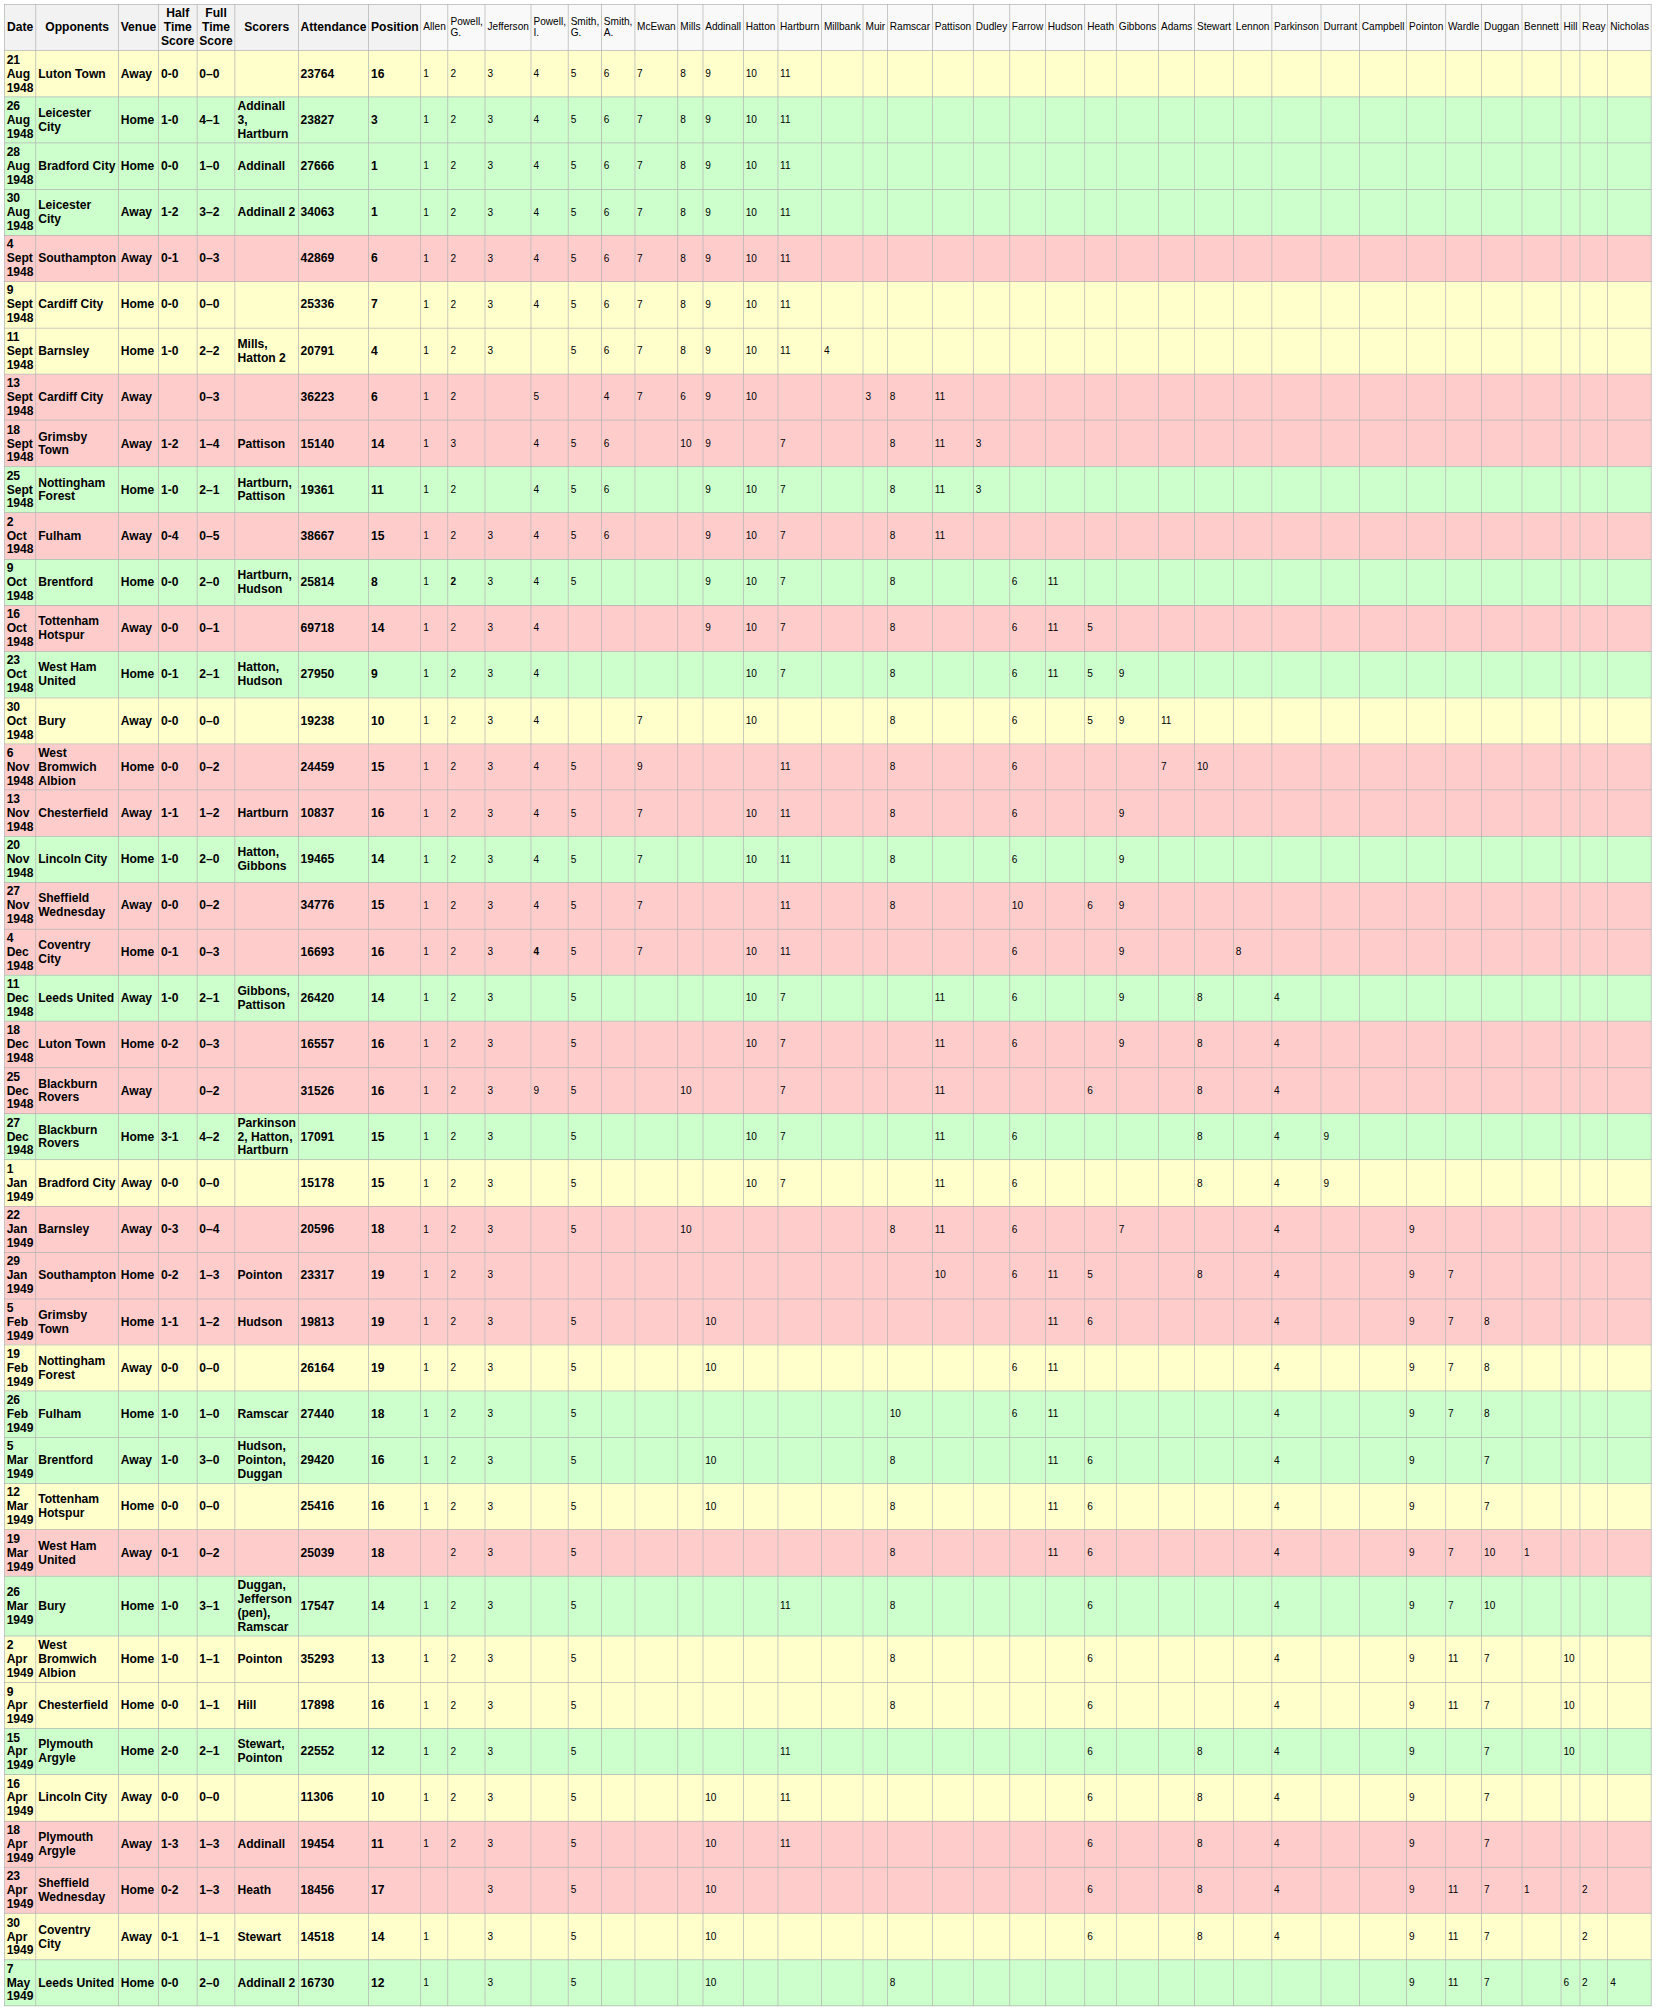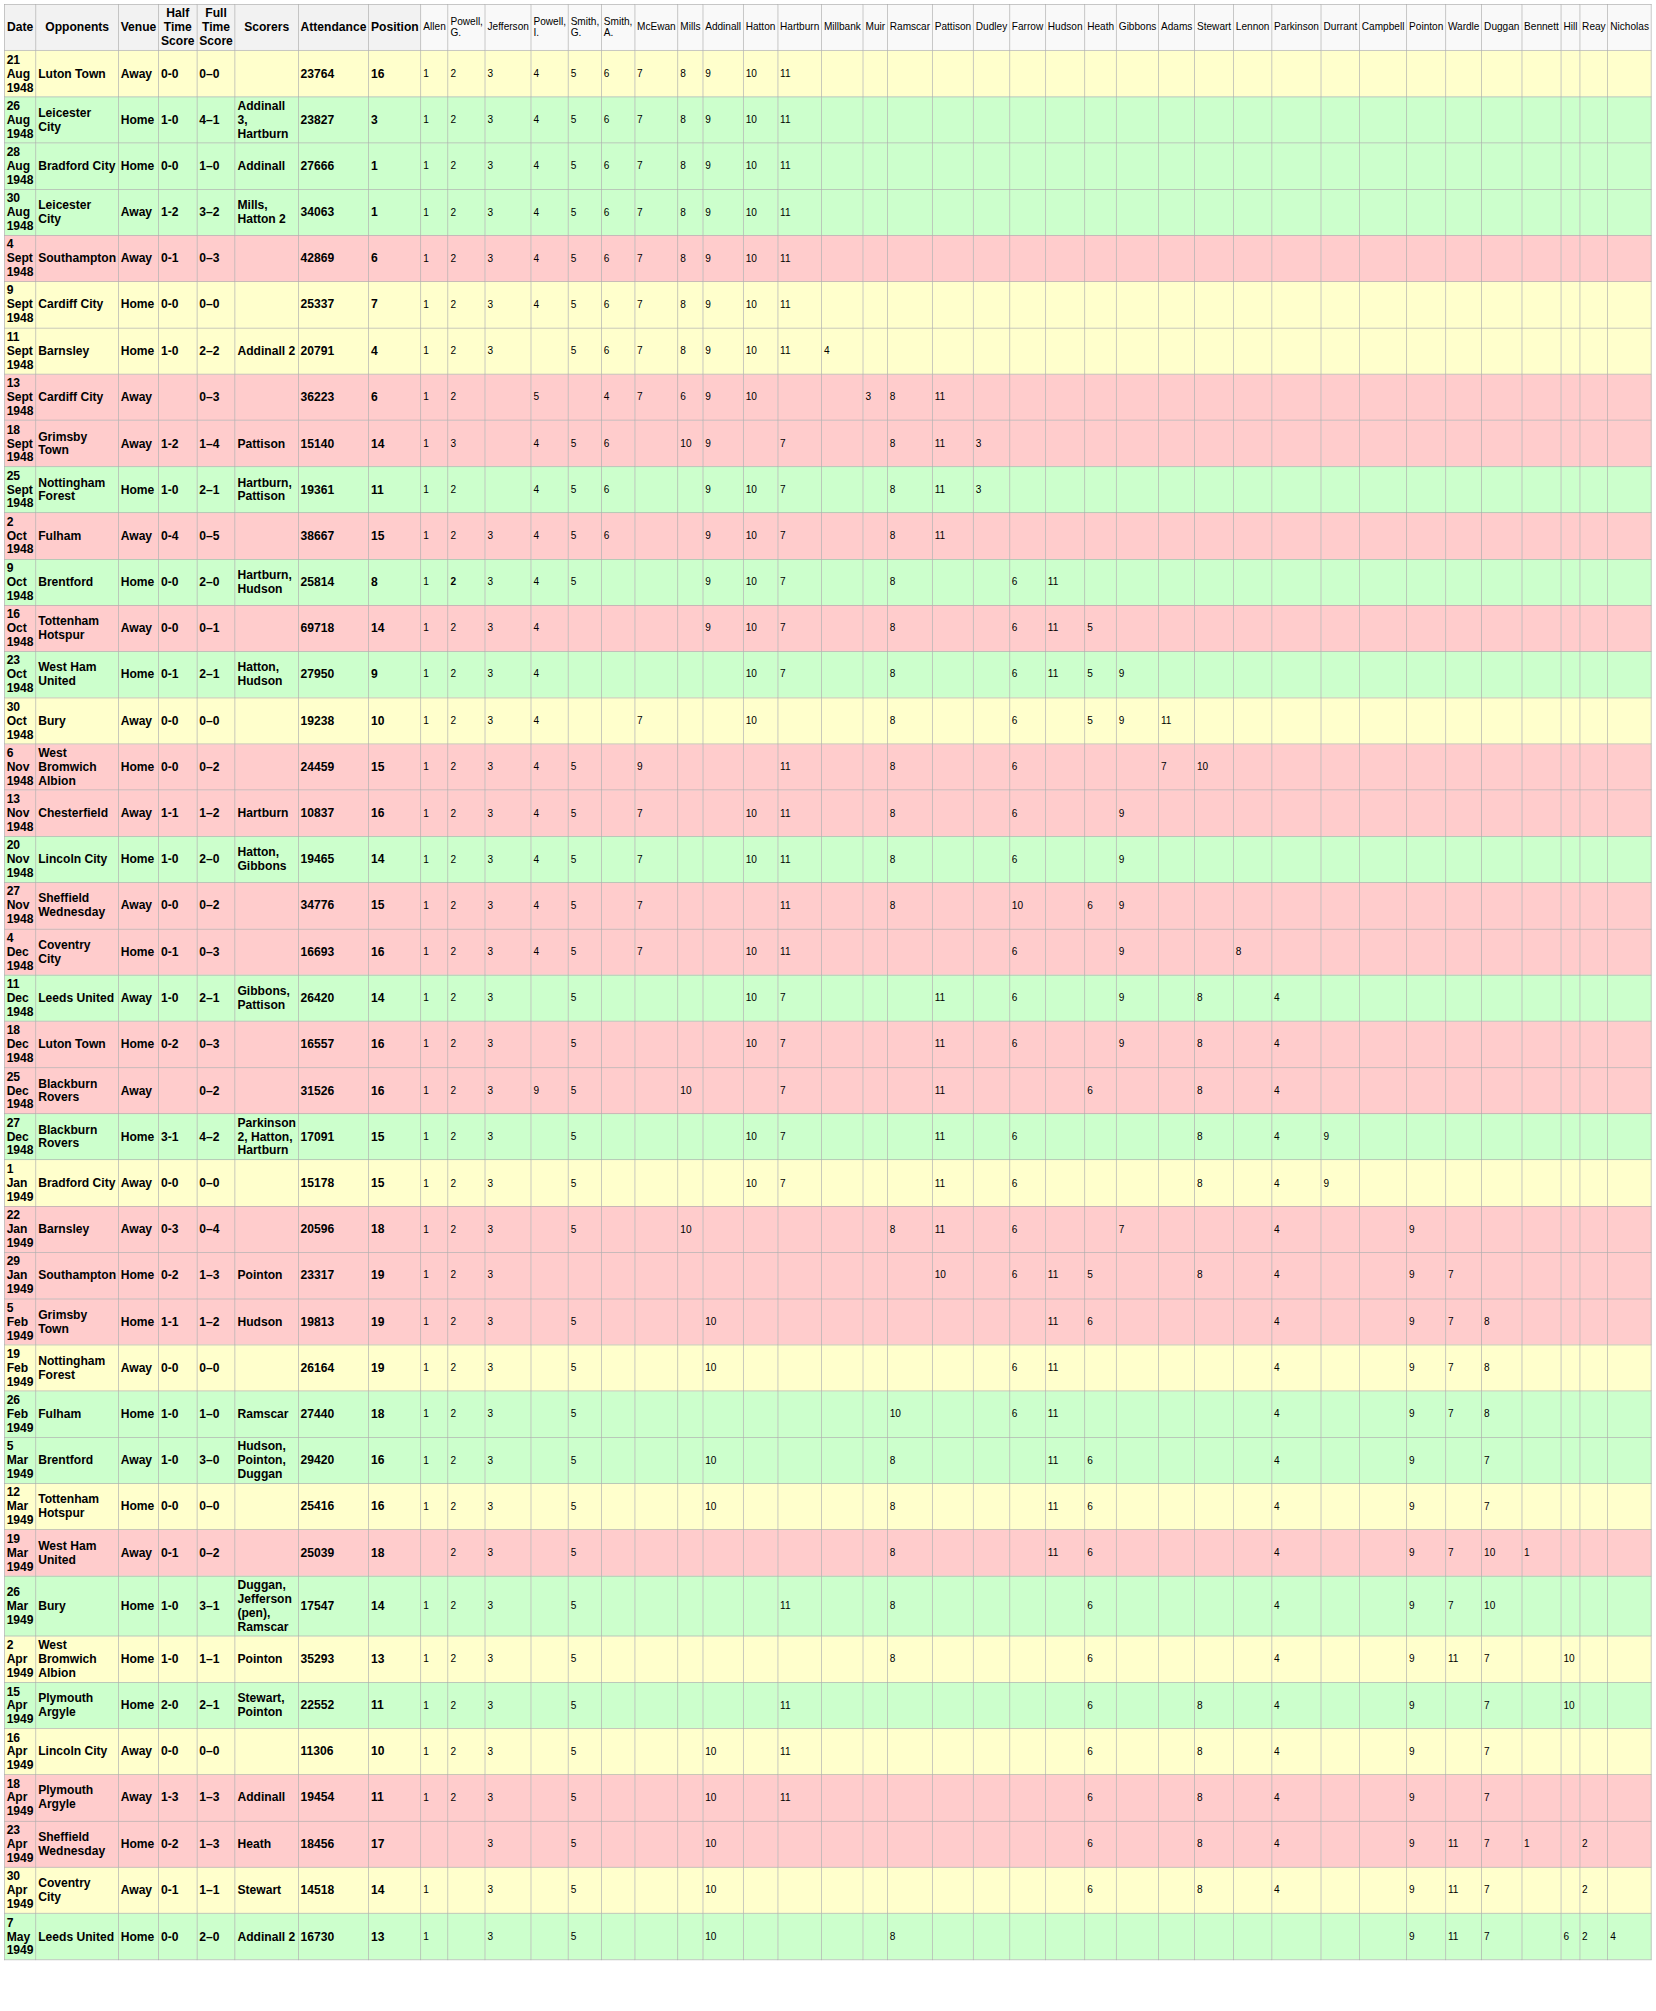(266, 212) Addinall 2 -> (262, 212) Mills, Hatton 2
(317, 304) 25336 -> (317, 304) 25337
(262, 351) Mills, Hatton 2 -> (266, 351) Addinall 2
(536, 952) bold -> (536, 952) normal
- row: (20, 1705)
(378, 1751) 12 -> (377, 1705) 11
(378, 1982) 12 -> (378, 1936) 13
